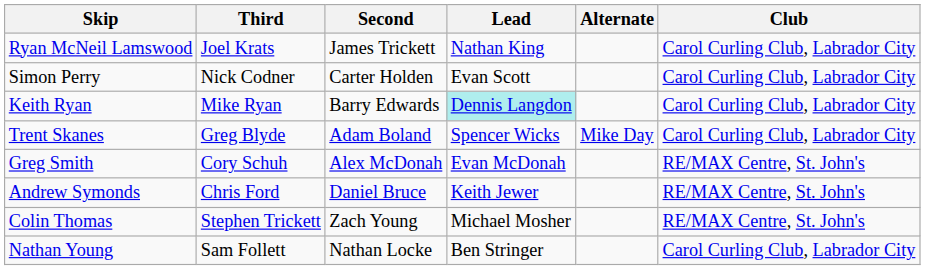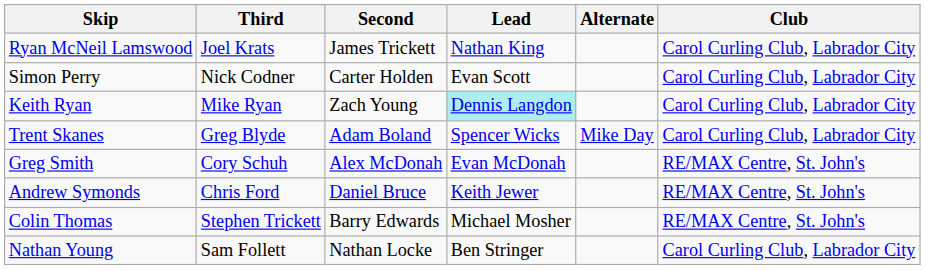(384, 105) Barry Edwards -> (373, 105) Zach Young
(373, 221) Zach Young -> (384, 221) Barry Edwards
